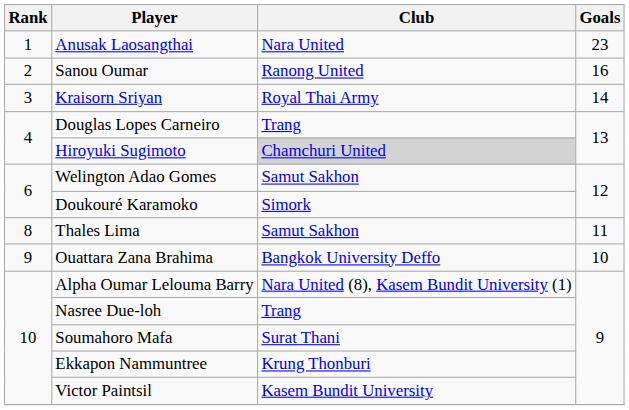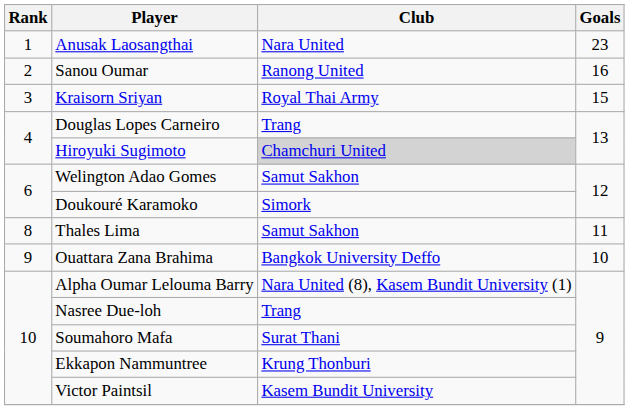(600, 97) 14 -> (600, 97) 15
